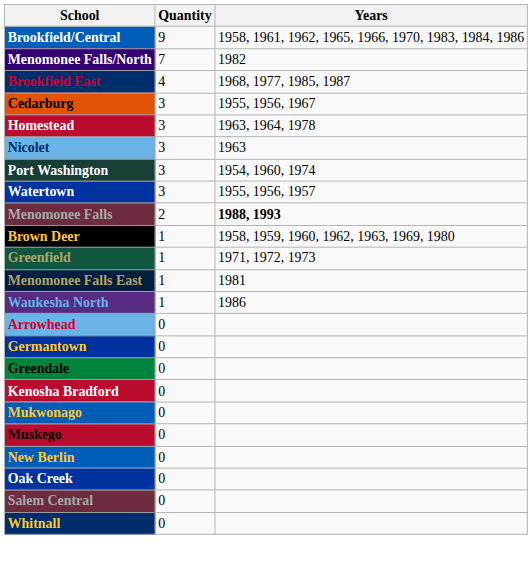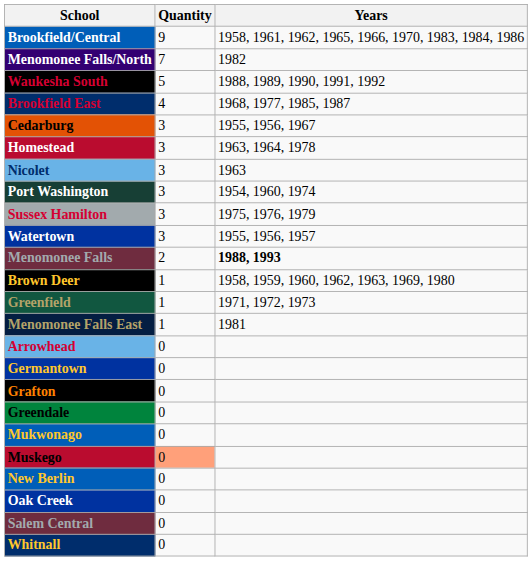+ row: (58, 81)
+ row: (57, 214)
- row: (58, 302)
+ row: (32, 390)
- row: (63, 390)
(162, 434) no background -> (162, 457) lightsalmon background
